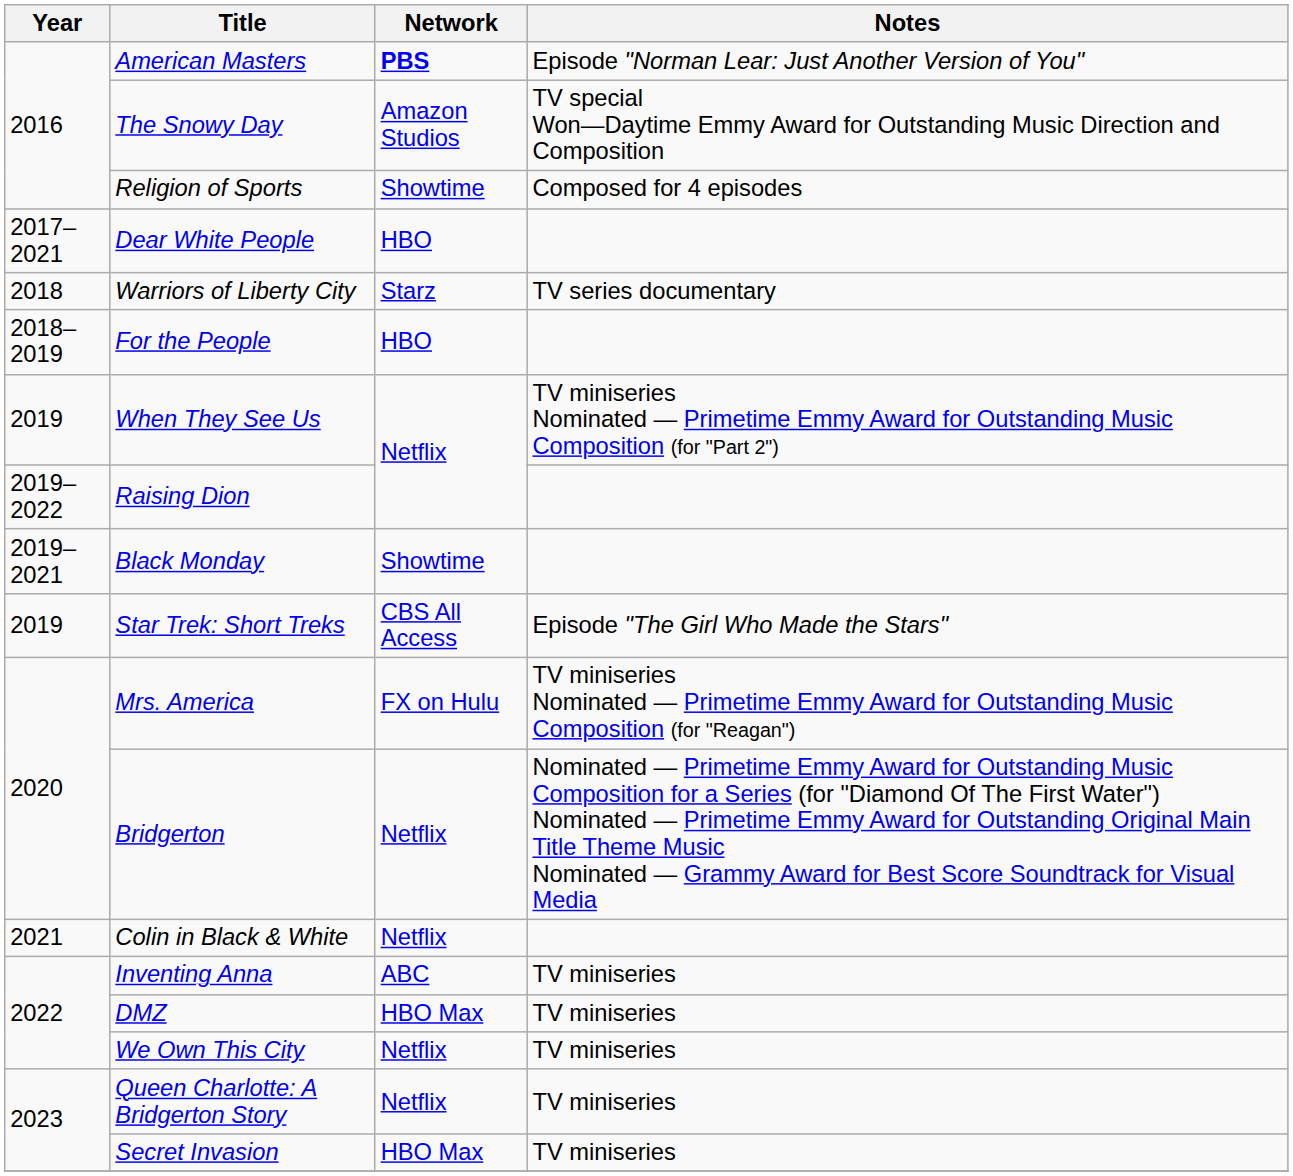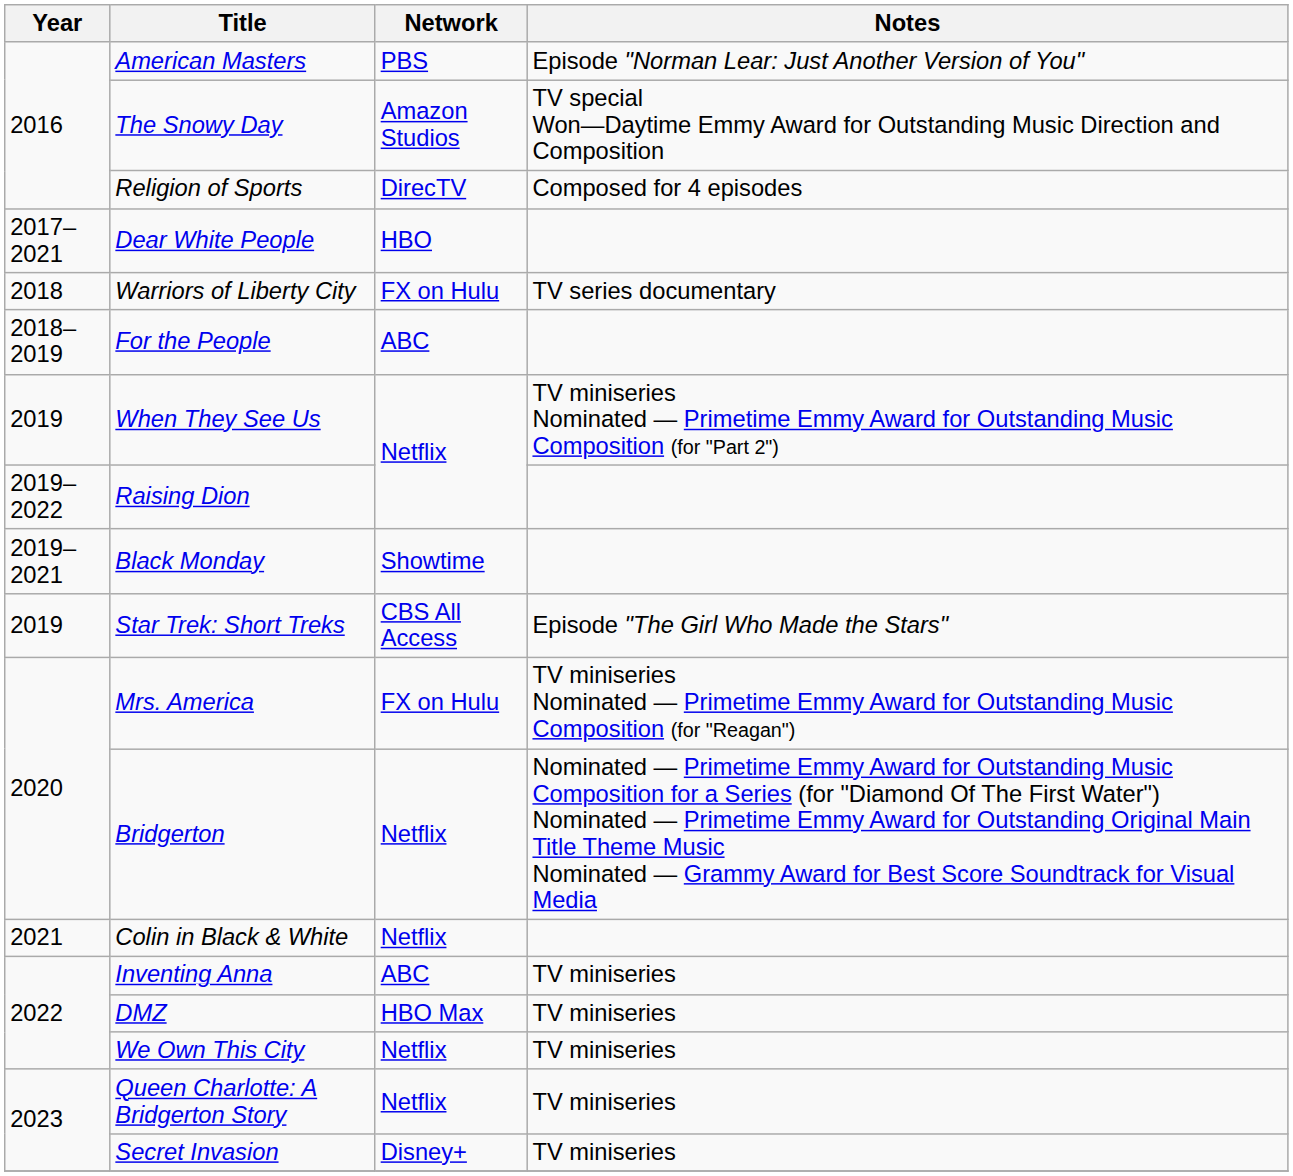(405, 60) bold -> (404, 60) normal
(433, 189) Showtime -> (423, 189) DirecTV
(408, 290) Starz -> (440, 290) FX on Hulu
(406, 341) HBO -> (405, 341) ABC
(432, 1152) HBO Max -> (424, 1152) Disney+
